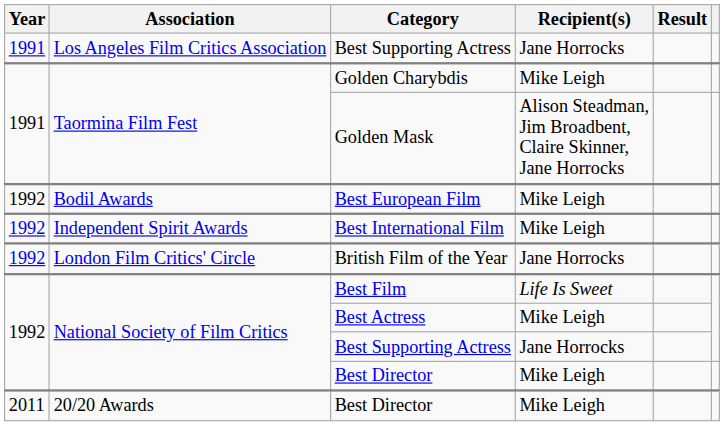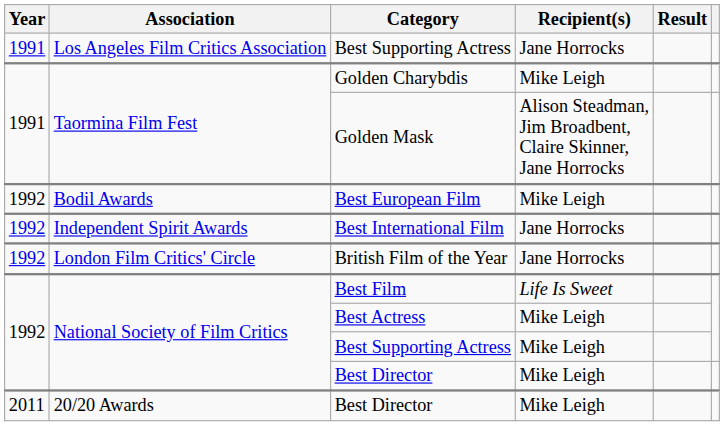(562, 228) Mike Leigh -> (572, 228) Jane Horrocks
(572, 346) Jane Horrocks -> (562, 346) Mike Leigh
